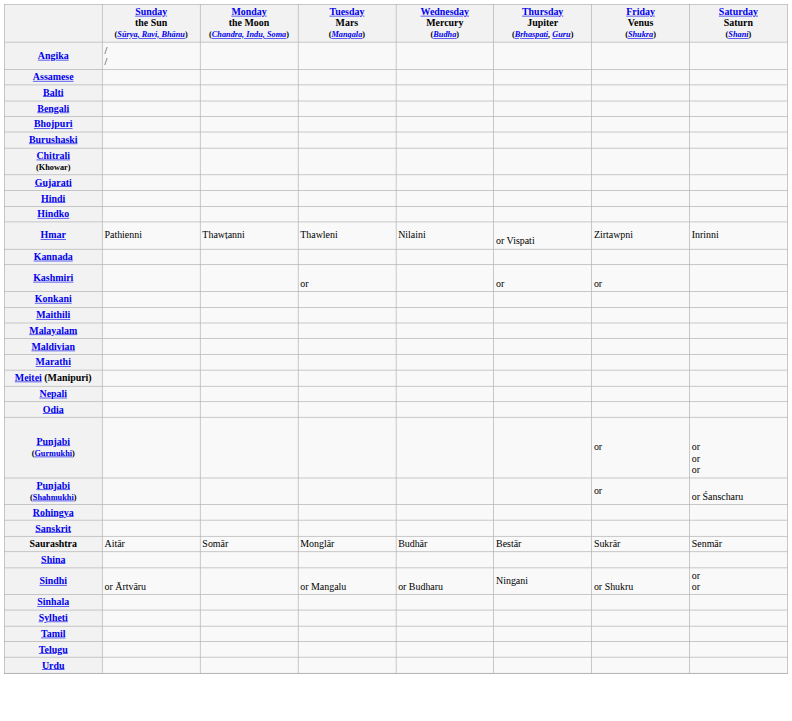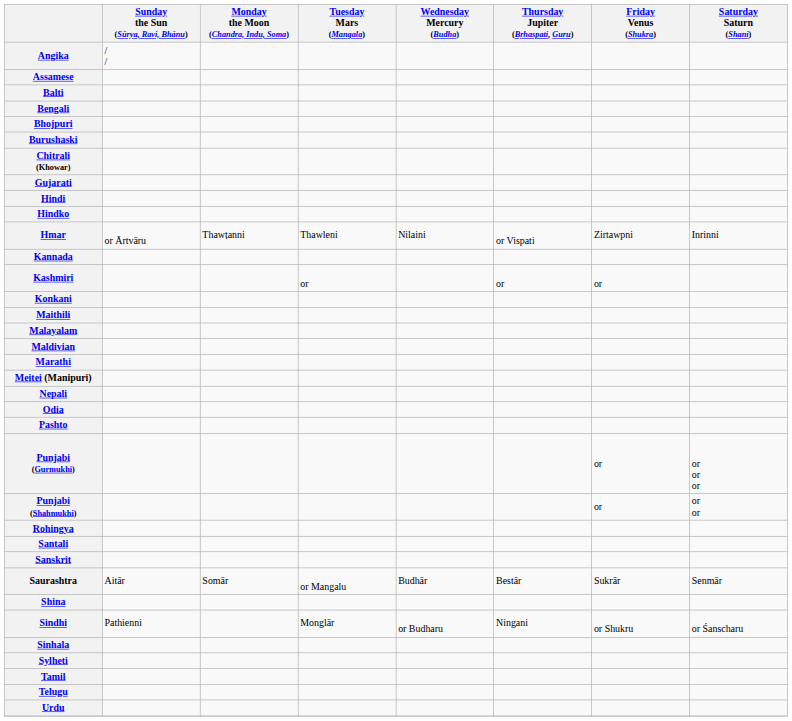(123, 235) Pathienni -> (125, 241) or Ārtvāru
+ row: (53, 425)
(718, 496) or Śanscharu -> (696, 507) or or
+ row: (53, 544)
(317, 544) Monglār -> (323, 586) or Mangalu
(125, 586) or Ārtvāru -> (123, 623) Pathienni
(323, 586) or Mangalu -> (317, 623) Monglār
(696, 581) or or -> (718, 629) or Śanscharu
